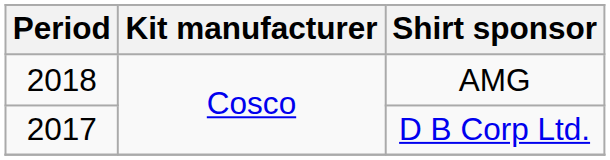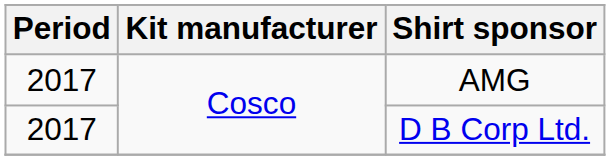(62, 79) 2018 -> (62, 79) 2017
